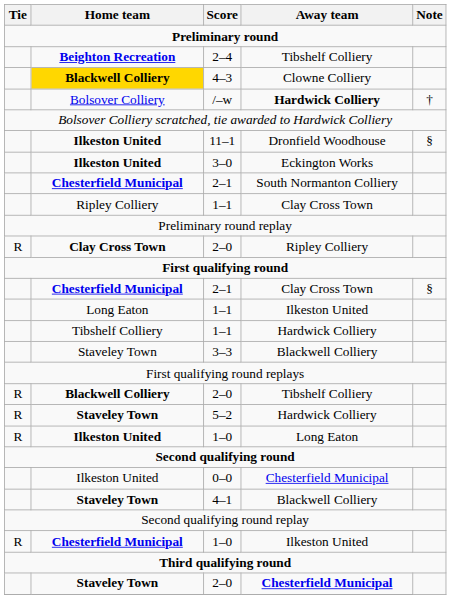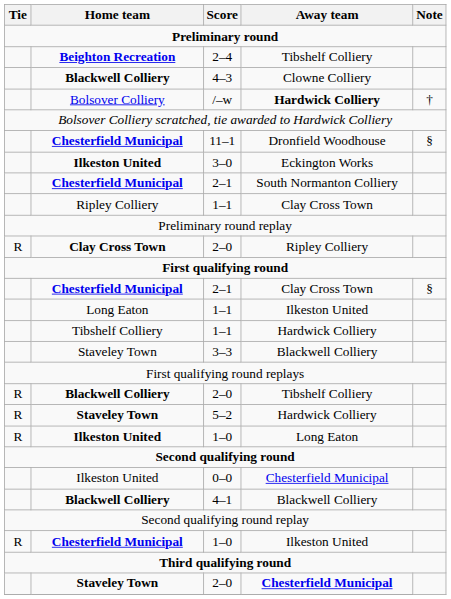(117, 78) gold background -> (117, 78) no background
(117, 141) Ilkeston United -> (117, 141) Chesterfield Municipal
(117, 499) Staveley Town -> (117, 499) Blackwell Colliery
